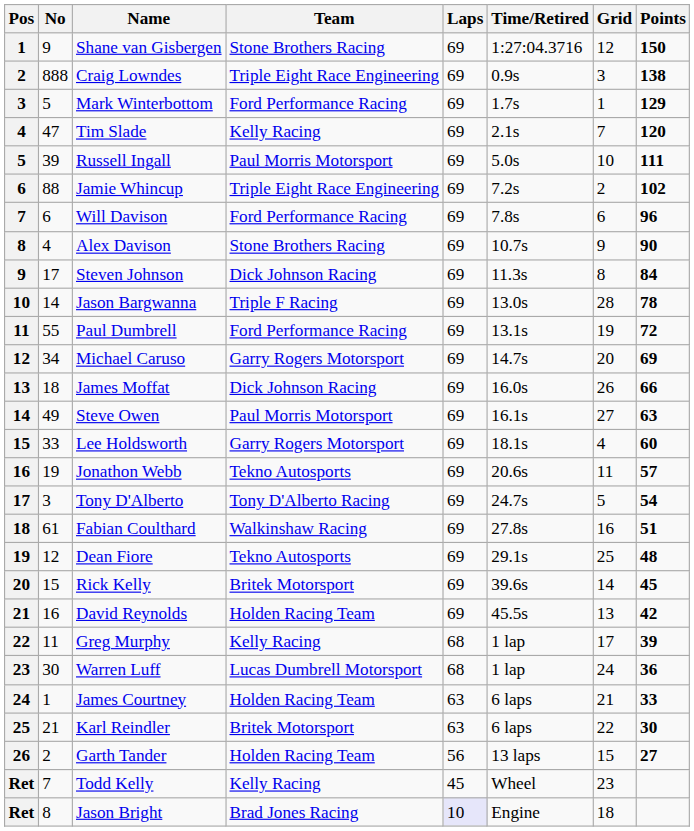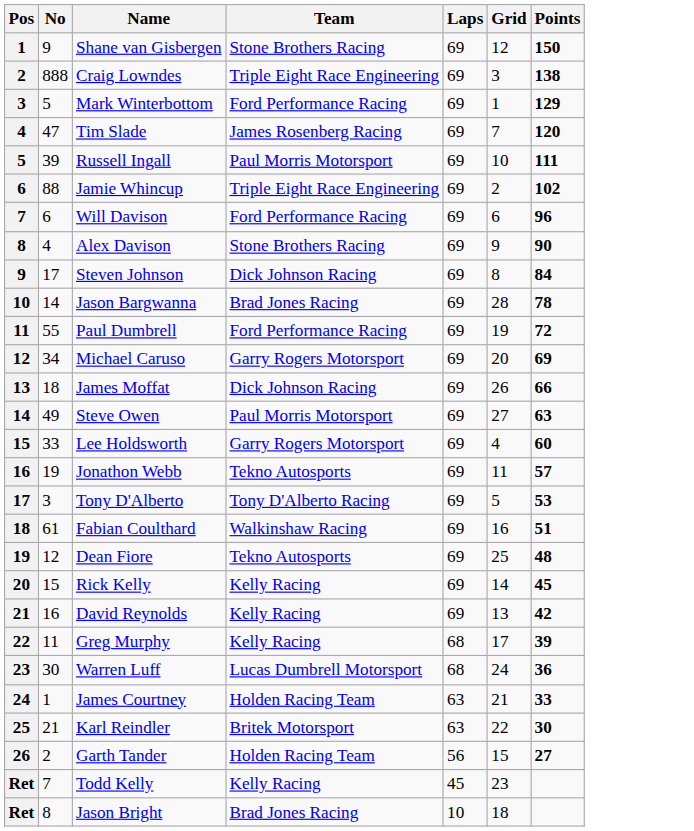- column: (540, 18)
(275, 132) Kelly Racing -> (316, 132) James Rosenberg Racing
(284, 302) Triple F Racing -> (294, 302) Brad Jones Racing
(649, 500) 54 -> (543, 500) 53
(292, 585) Britek Motorsport -> (275, 585) Kelly Racing
(302, 613) Holden Racing Team -> (275, 613) Kelly Racing
(456, 811) lavender background -> (456, 811) no background
